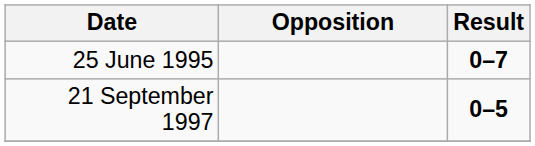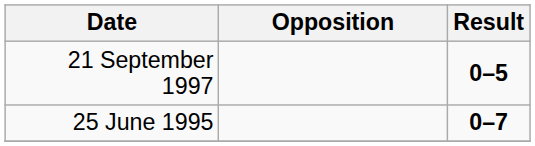rows swapped: (143, 59) <-> (141, 109)
